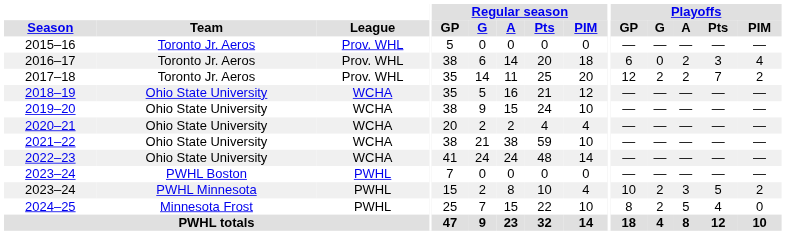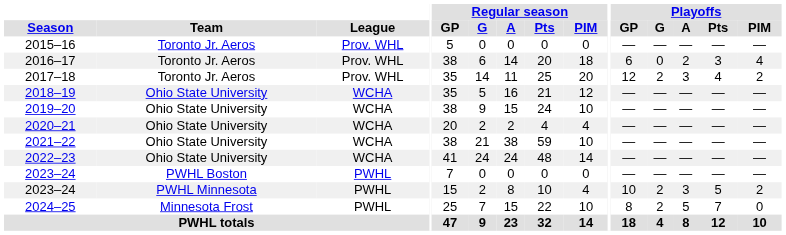(686, 76) 2 -> (686, 76) 3
(718, 76) 7 -> (718, 76) 4
(718, 206) 4 -> (718, 206) 7
